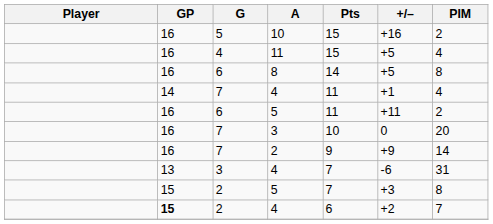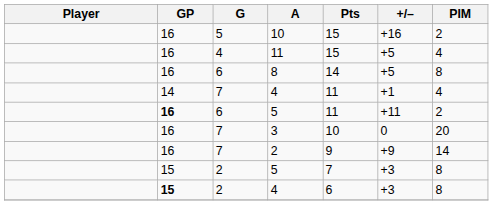(168, 111) normal -> (168, 111) bold
- row: (219, 170)
(388, 209) +2 -> (388, 190) +3
(439, 209) 7 -> (439, 190) 8
